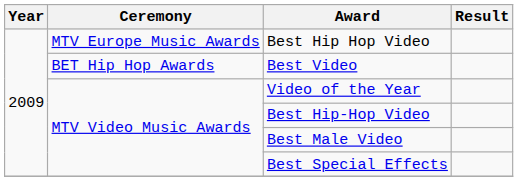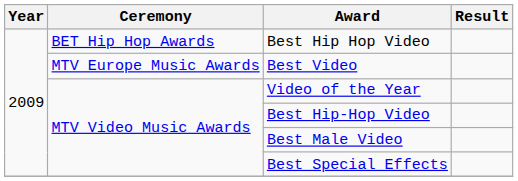(156, 41) MTV Europe Music Awards -> (133, 41) BET Hip Hop Awards
(133, 66) BET Hip Hop Awards -> (156, 66) MTV Europe Music Awards
